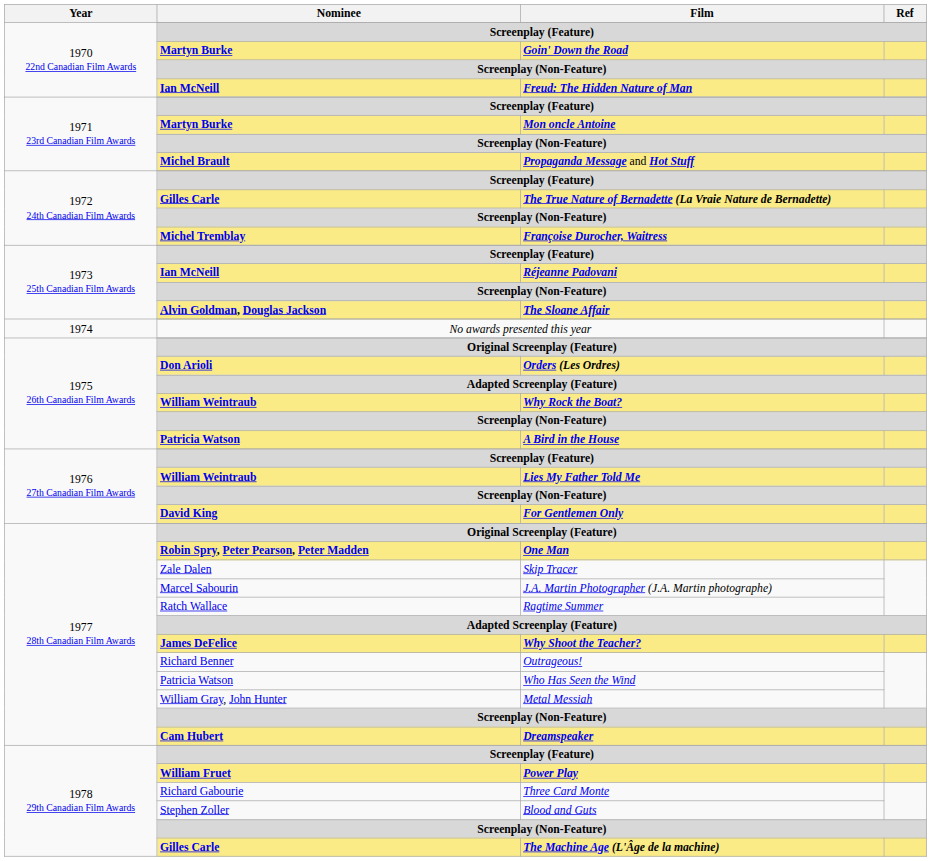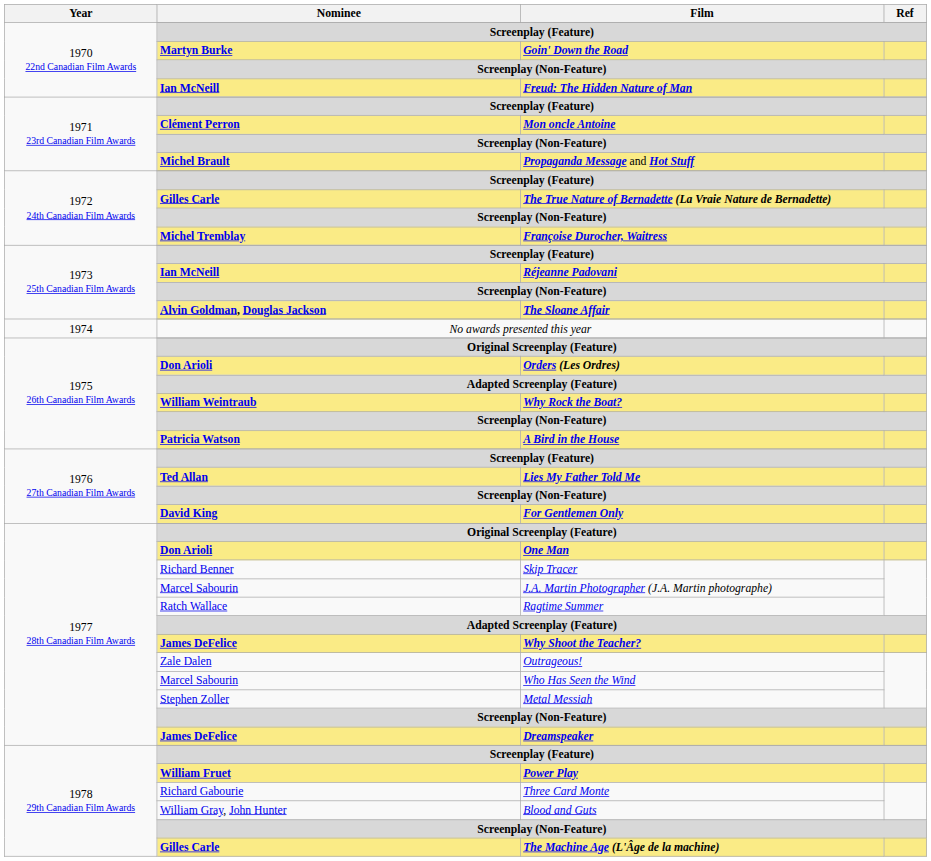(196, 124) Martyn Burke -> (200, 124) Clément Perron
(208, 476) William Weintraub -> (184, 476) Ted Allan
(264, 550) Robin Spry, Peter Pearson, Peter Madden -> (186, 550) Don Arioli
(186, 569) Zale Dalen -> (197, 569) Richard Benner
(197, 662) Richard Benner -> (186, 662) Zale Dalen
(197, 680) Patricia Watson -> (199, 680) Marcel Sabourin
(223, 699) William Gray, John Hunter -> (195, 699) Stephen Zoller
(192, 736) Cam Hubert -> (198, 736) James DeFelice
(195, 810) Stephen Zoller -> (223, 810) William Gray, John Hunter
